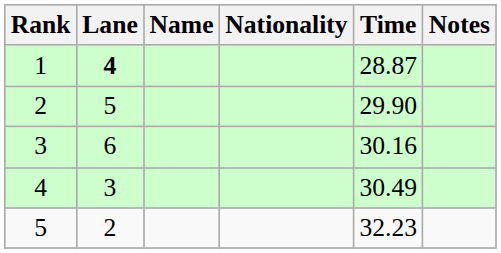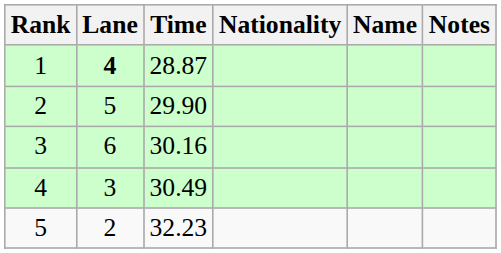columns swapped: (182, 24) <-> (388, 24)
